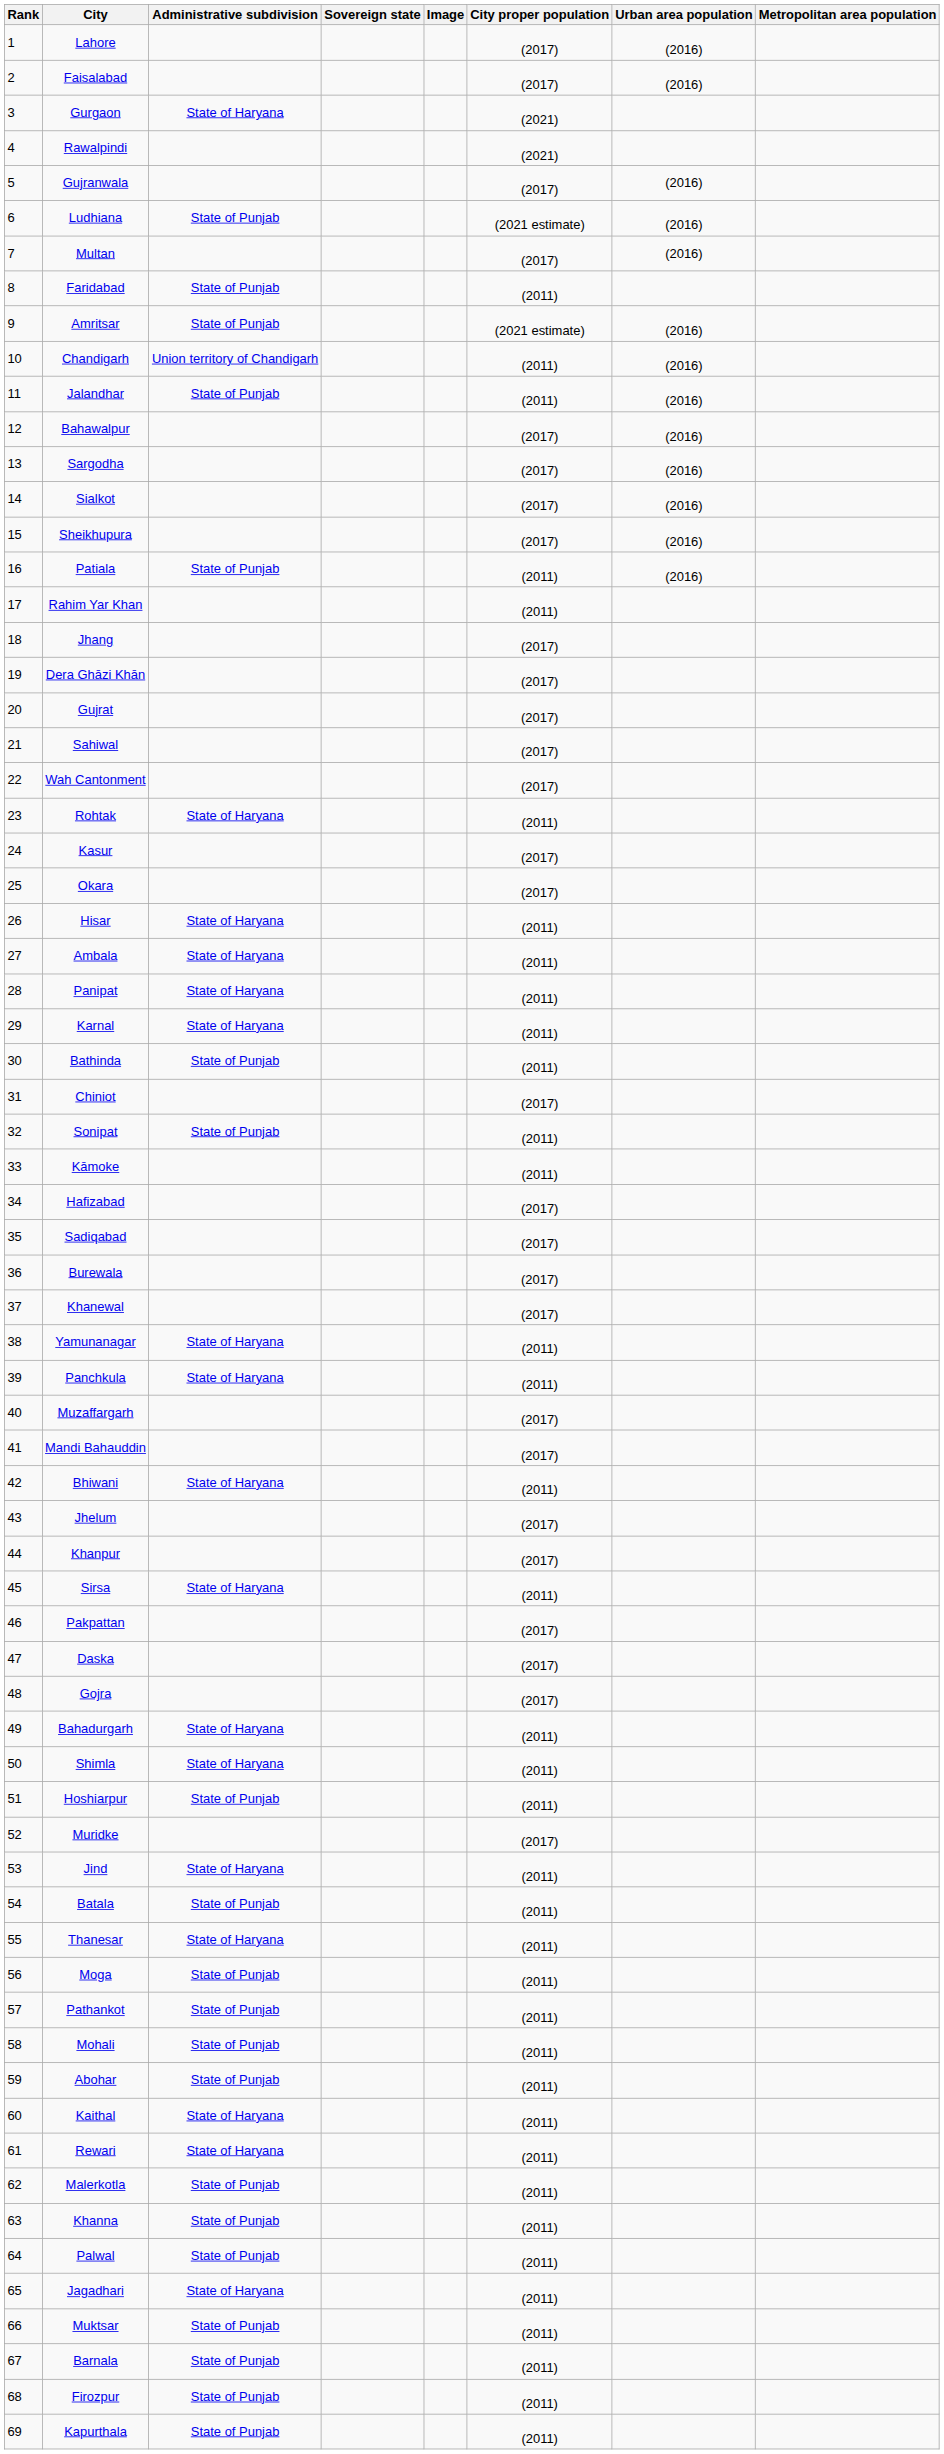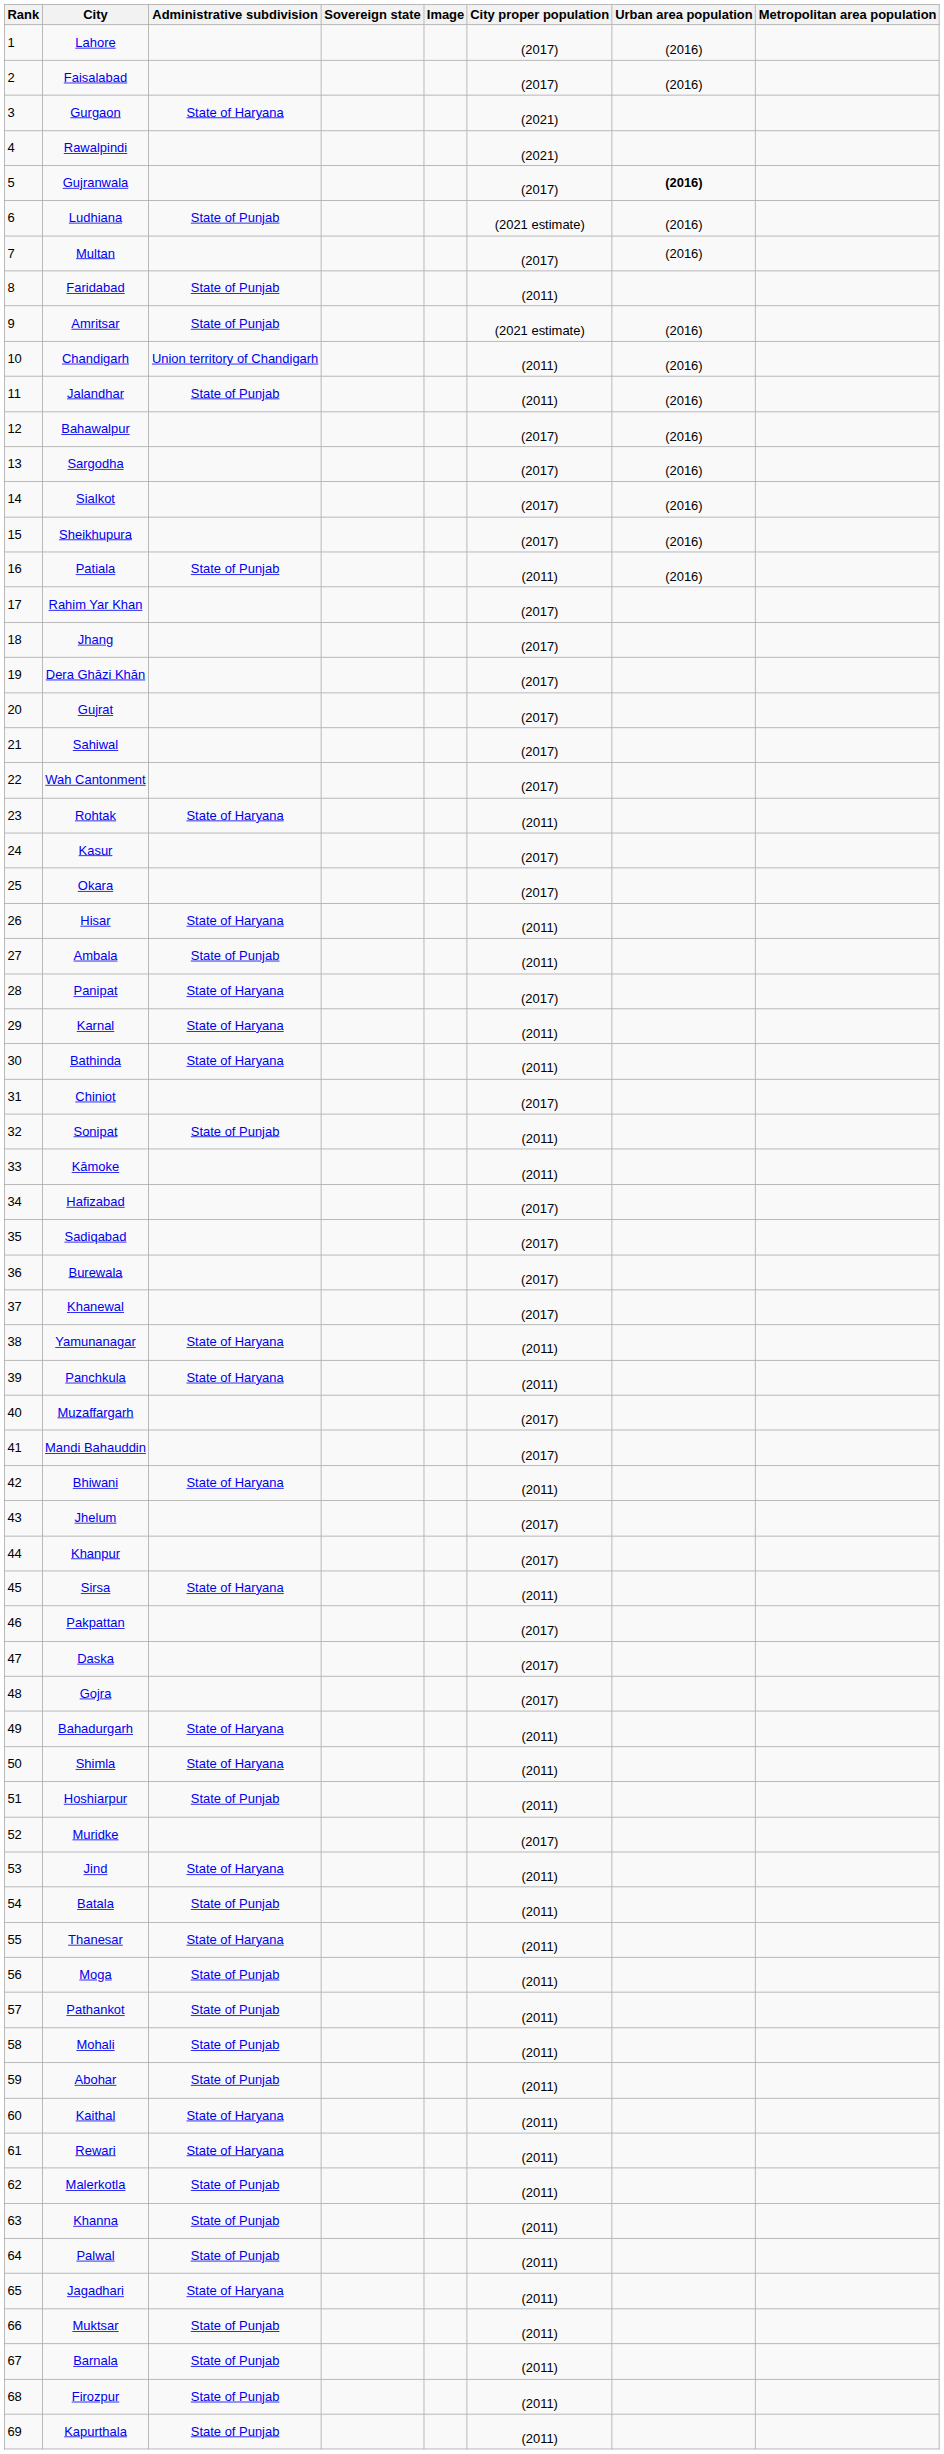(684, 183) normal -> (684, 183) bold
(540, 612) (2011) -> (540, 612) (2017)
(235, 956) State of Haryana -> (235, 956) State of Punjab
(540, 998) (2011) -> (540, 998) (2017)
(235, 1061) State of Punjab -> (235, 1061) State of Haryana
